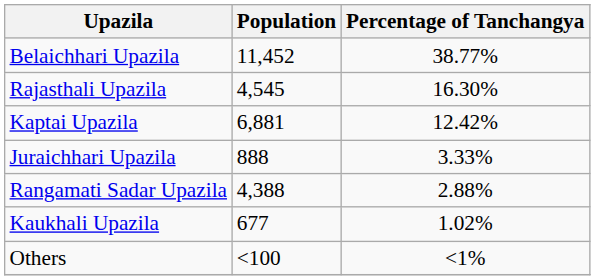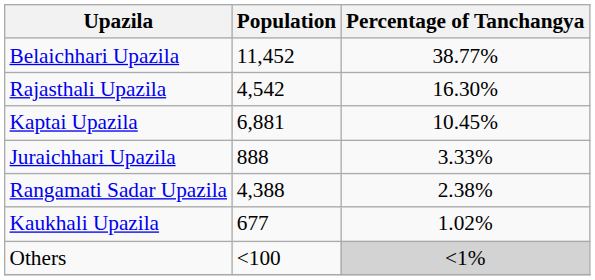(261, 88) 4,545 -> (261, 88) 4,542
(465, 122) 12.42% -> (465, 122) 10.45%
(465, 190) 2.88% -> (465, 190) 2.38%
(465, 257) no background -> (465, 257) lightgrey background
